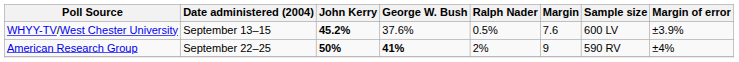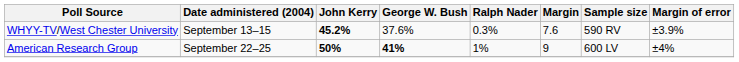(485, 30) 0.5% -> (485, 30) 0.3%
(601, 30) 600 LV -> (602, 30) 590 RV
(481, 48) 2% -> (481, 48) 1%
(602, 48) 590 RV -> (601, 48) 600 LV
